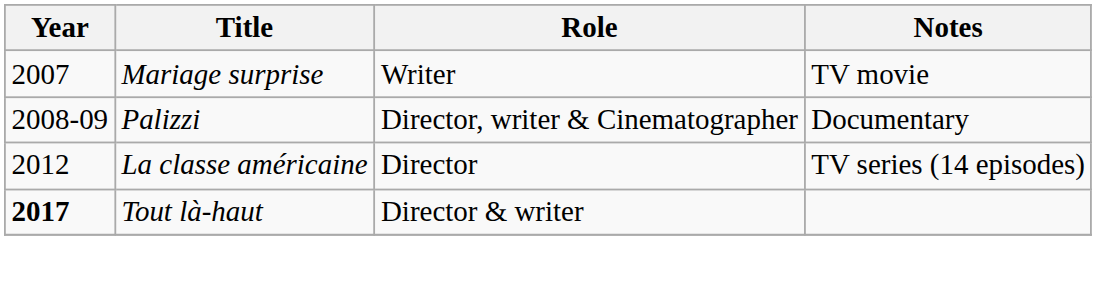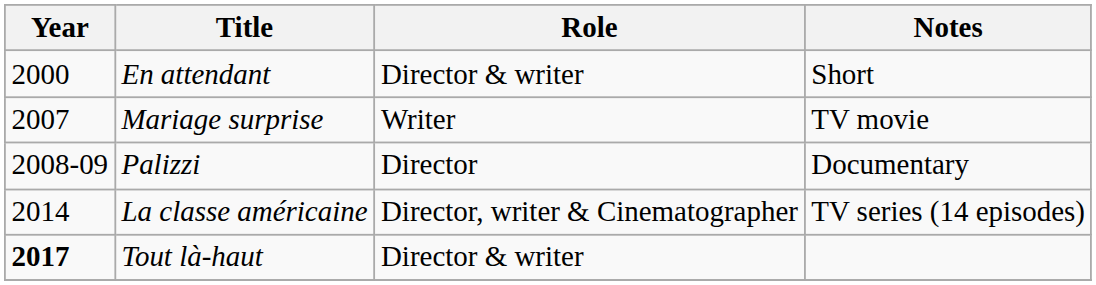+ row: (196, 73)
(589, 119) Director, writer & Cinematographer -> (429, 165) Director
(41, 165) 2012 -> (41, 211) 2014
(429, 165) Director -> (589, 211) Director, writer & Cinematographer
